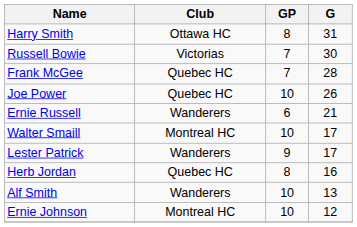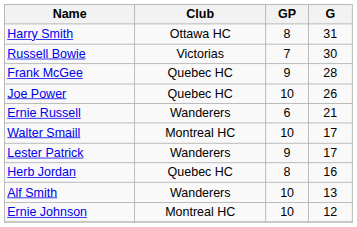(287, 73) 7 -> (287, 73) 9
